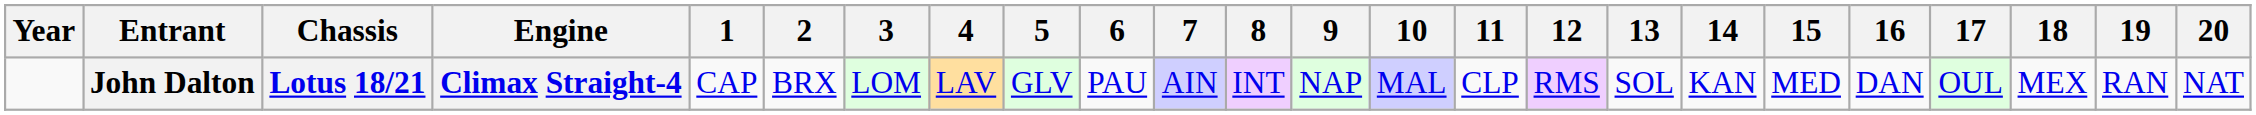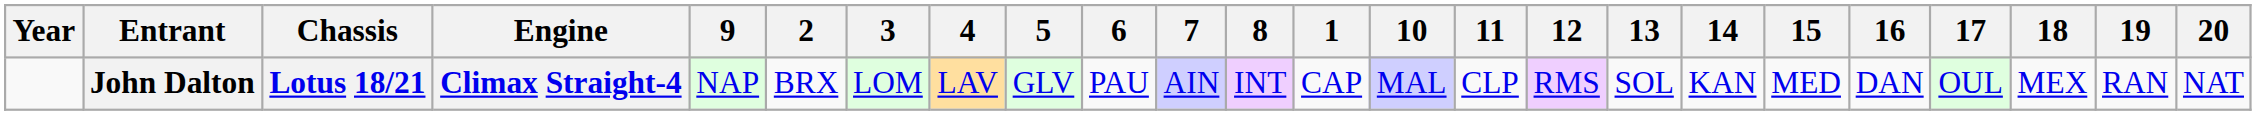columns swapped: (727, 30) <-> (1331, 30)
